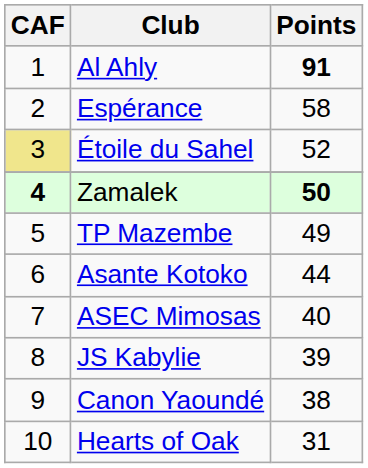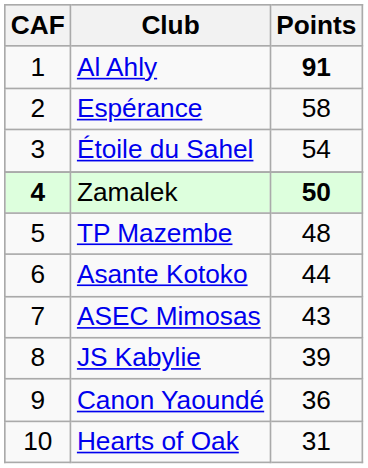(38, 150) khaki background -> (38, 150) no background
(316, 150) 52 -> (316, 150) 54
(316, 233) 49 -> (316, 233) 48
(316, 316) 40 -> (316, 316) 43
(316, 399) 38 -> (316, 399) 36
